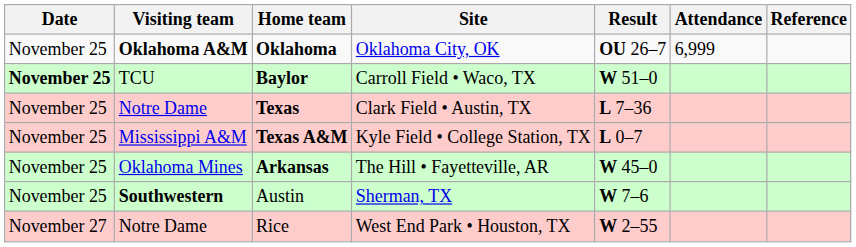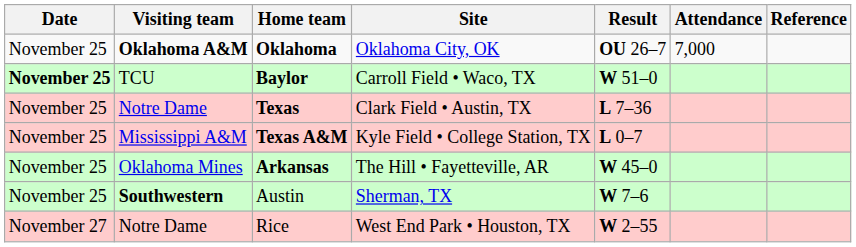(695, 49) 6,999 -> (695, 49) 7,000
